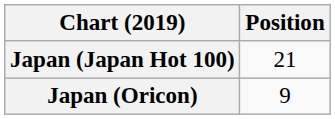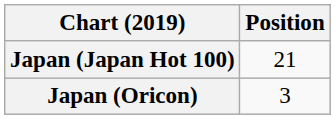(285, 95) 9 -> (285, 95) 3
